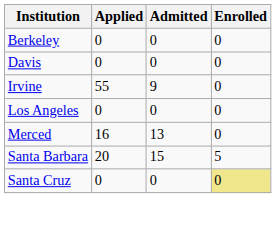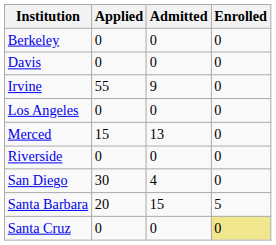(102, 134) 16 -> (102, 134) 15
+ row: (35, 157)
+ row: (38, 181)
